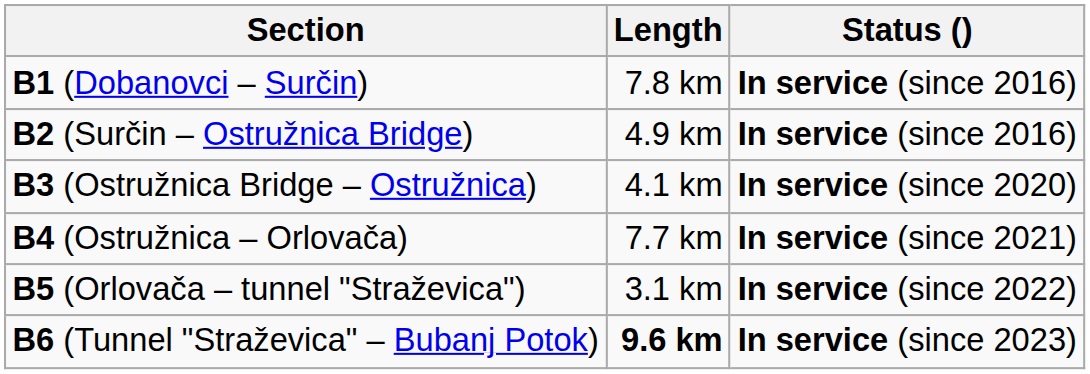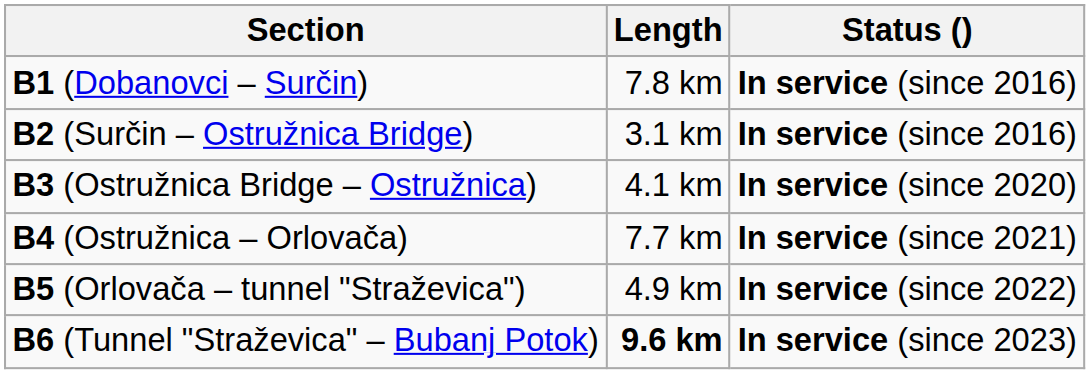(674, 133) 4.9 km -> (674, 133) 3.1 km
(674, 289) 3.1 km -> (674, 289) 4.9 km
